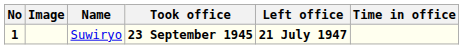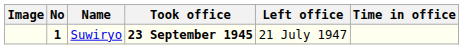columns swapped: (15, 14) <-> (46, 14)
(303, 34) bold -> (303, 34) normal
